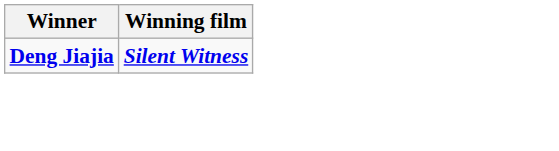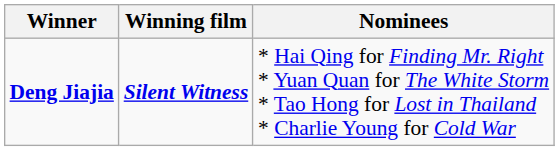+ column: (404, 21)
